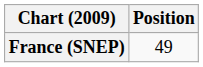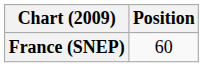(164, 47) 49 -> (164, 47) 60
